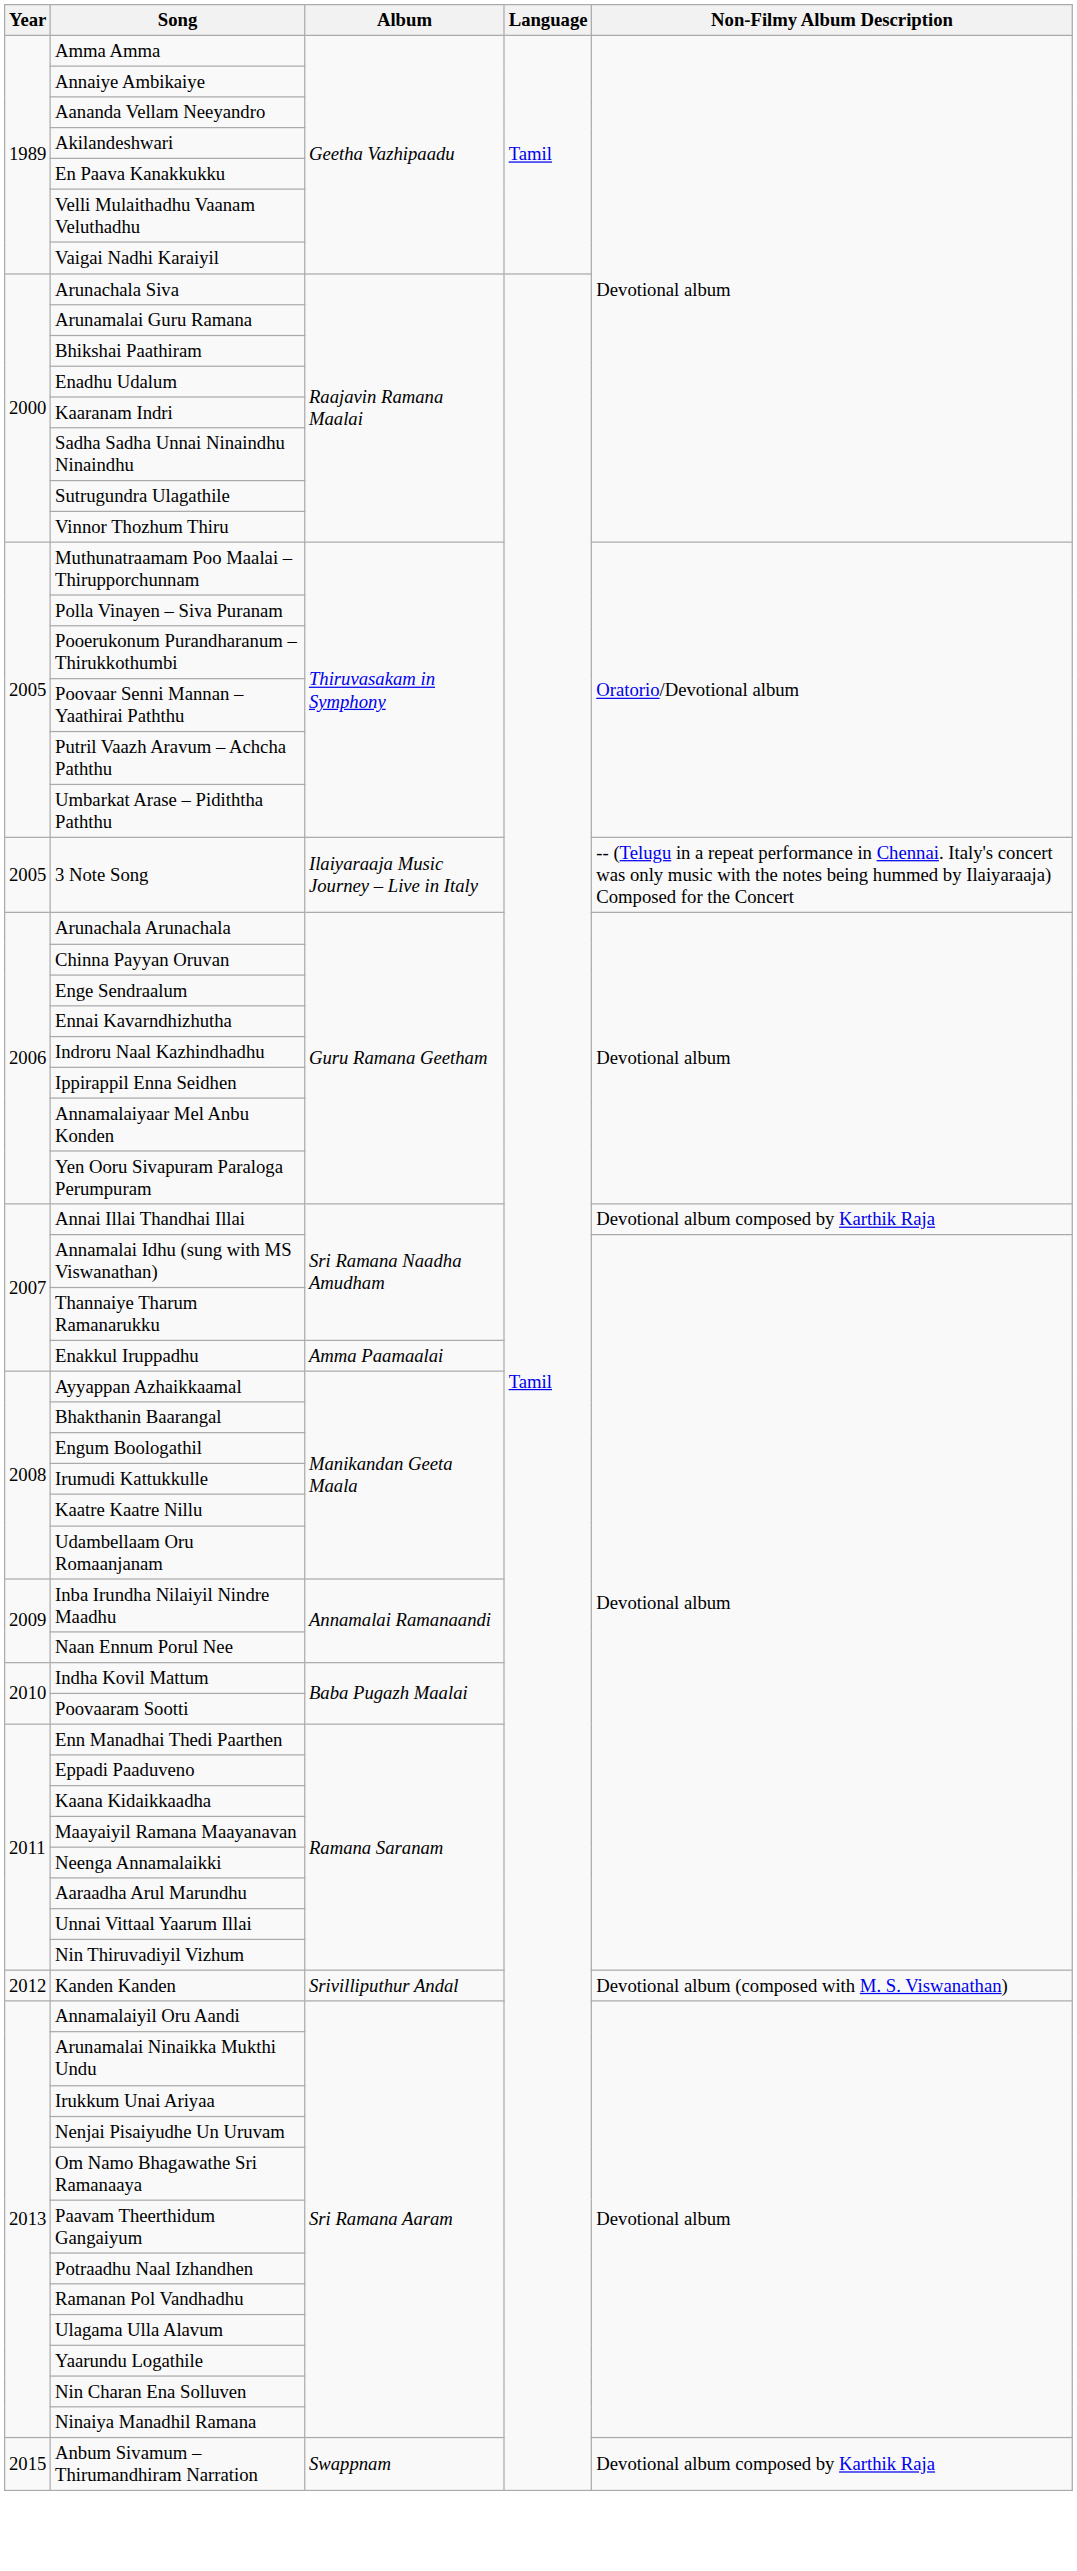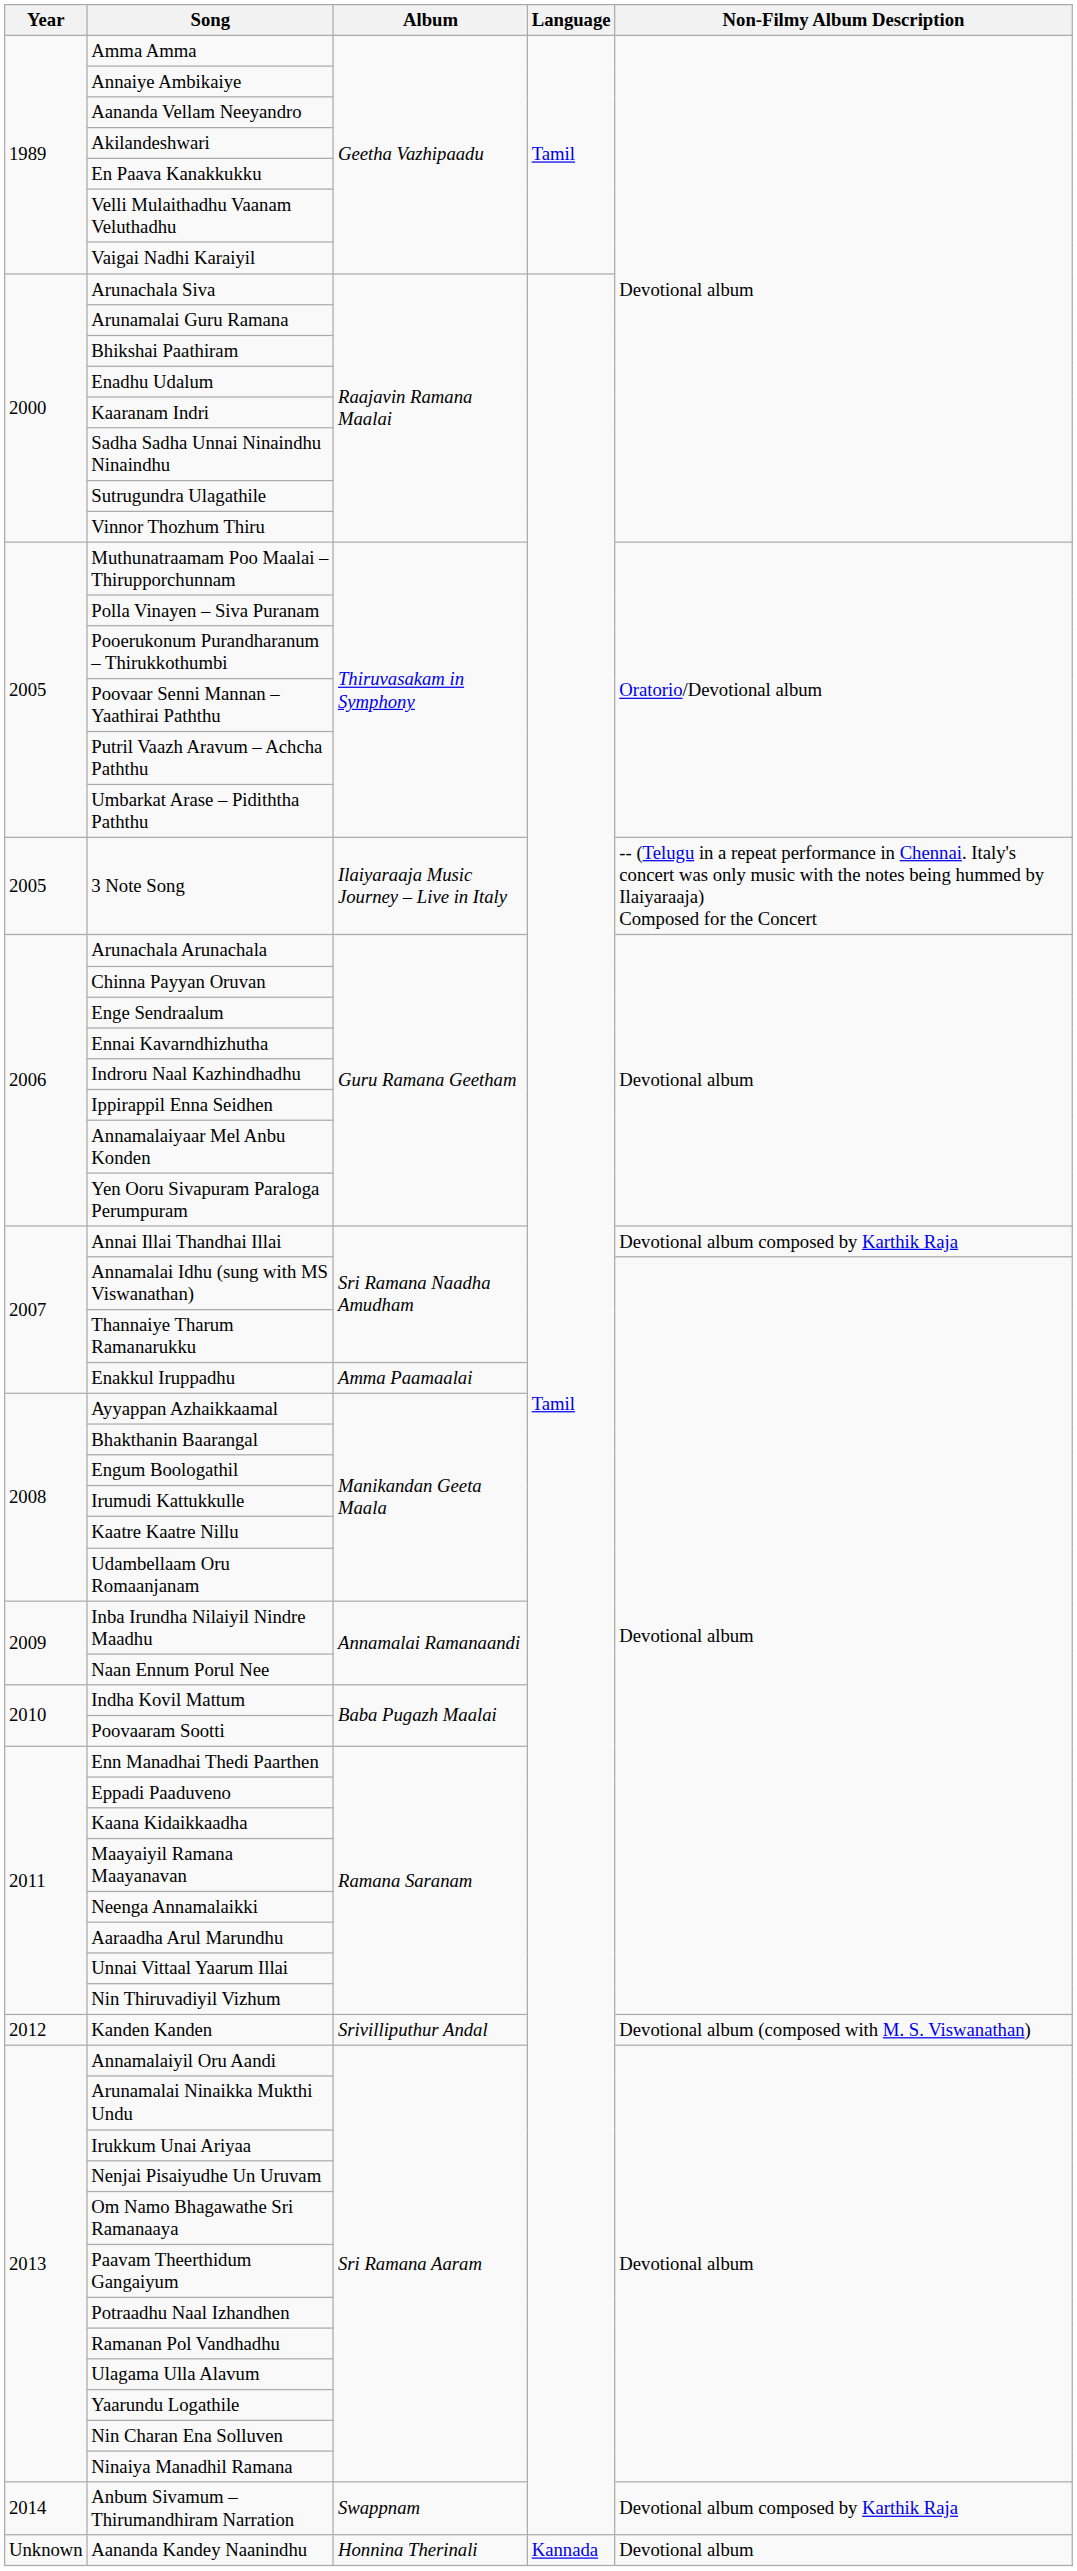(28, 2464) 2015 -> (28, 2508) 2014
+ row: (199, 2550)
